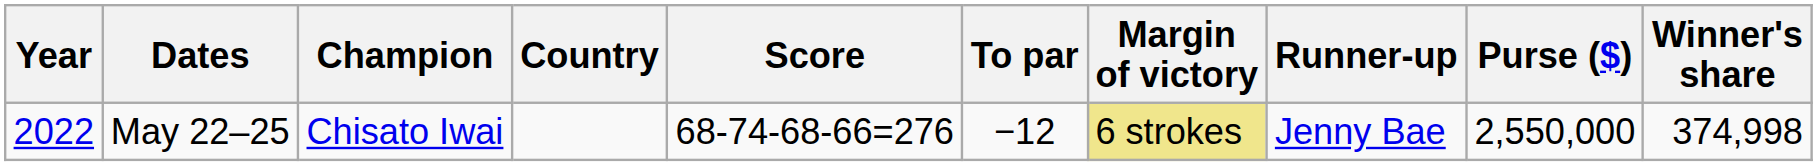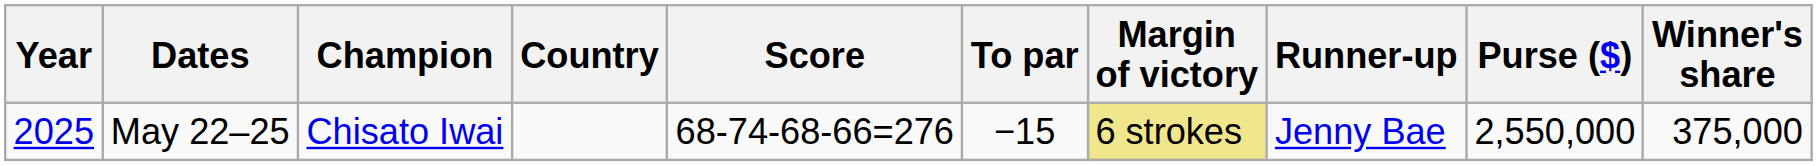(54, 132) 2022 -> (54, 132) 2025
(1025, 132) −12 -> (1025, 132) −15
(1738, 132) 374,998 -> (1738, 132) 375,000
